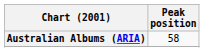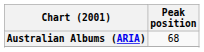(173, 39) 58 -> (173, 39) 68
